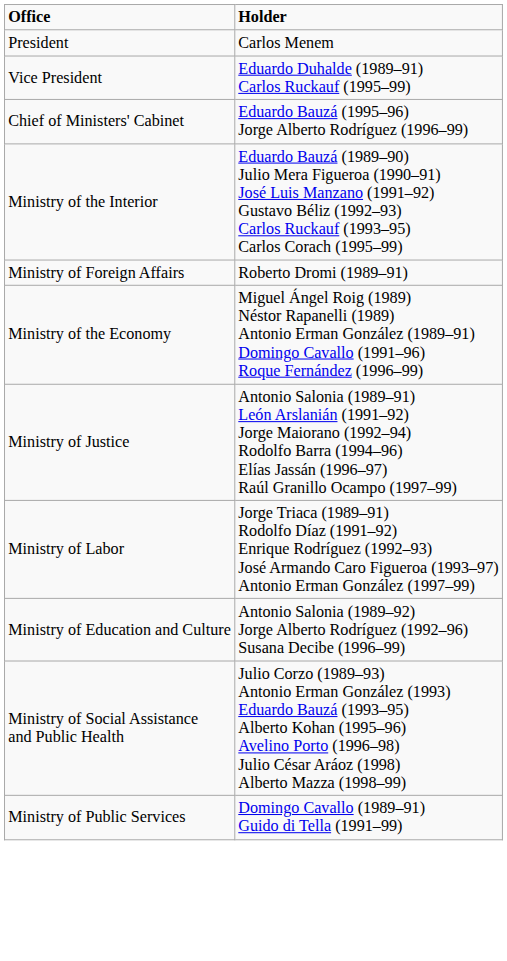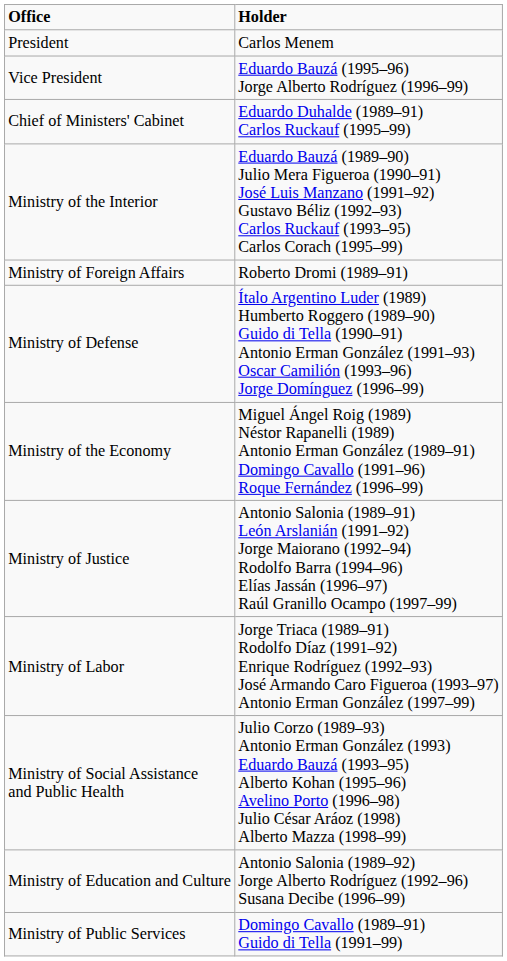(331, 77) Eduardo Duhalde (1989–91) Carlos Ruckauf (1995–99) -> (353, 77) Eduardo Bauzá (1995–96) Jorge Alberto Rodríguez (1996–99)
(353, 121) Eduardo Bauzá (1995–96) Jorge Alberto Rodríguez (1996–99) -> (331, 121) Eduardo Duhalde (1989–91) Carlos Ruckauf (1995–99)
+ row: (73, 343)
rows swapped: (103, 728) <-> (120, 629)
